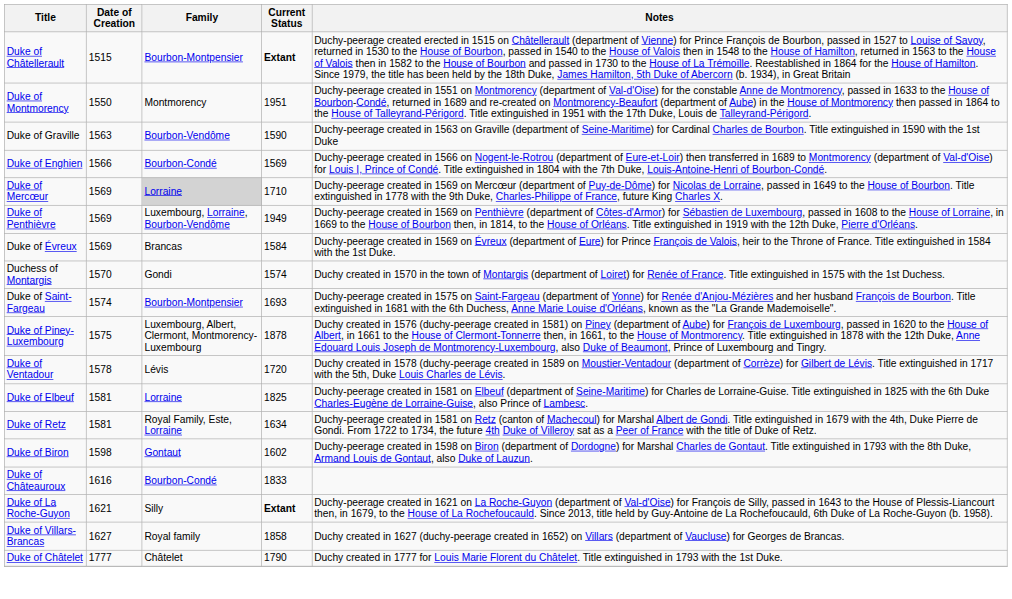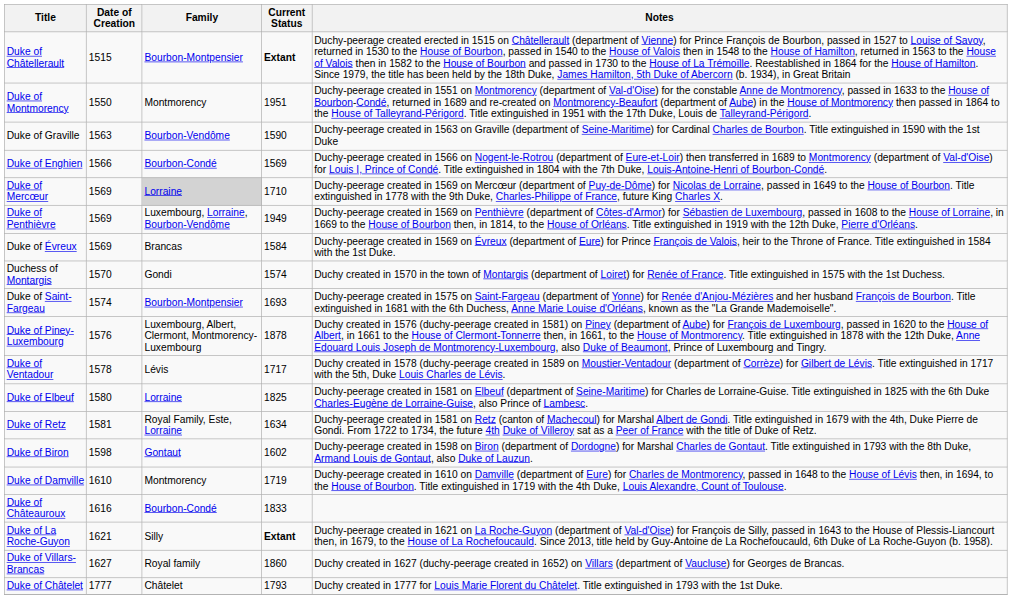(100, 336) 1575 -> (100, 336) 1576
(275, 369) 1720 -> (275, 369) 1717
(100, 397) 1581 -> (100, 397) 1580
+ row: (45, 480)
(275, 536) 1858 -> (275, 564) 1860
(275, 558) 1790 -> (275, 586) 1793
